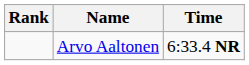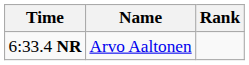columns swapped: (29, 18) <-> (204, 18)
